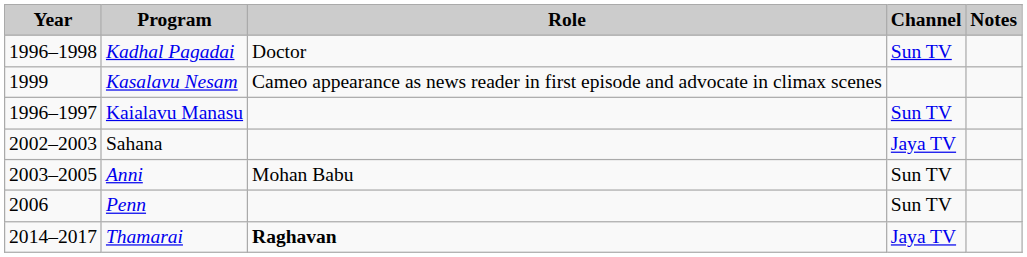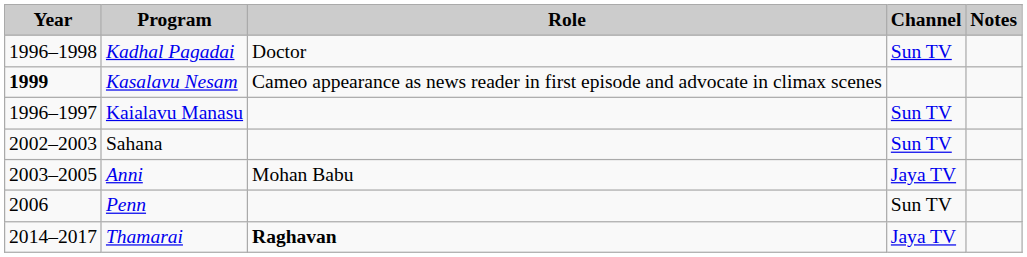(29, 81) normal -> (29, 81) bold
(923, 143) Jaya TV -> (921, 143) Sun TV
(921, 174) Sun TV -> (923, 174) Jaya TV
